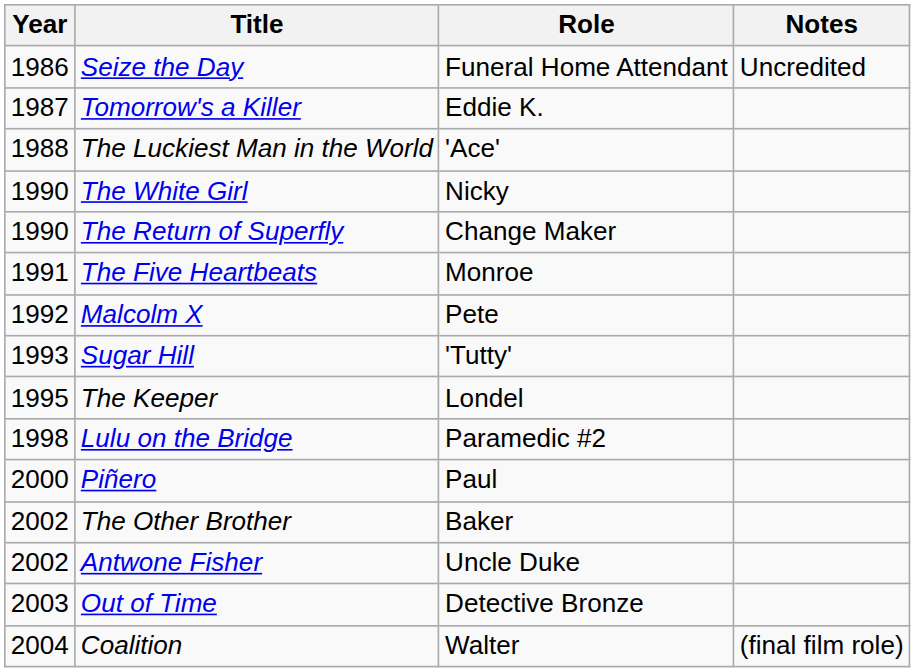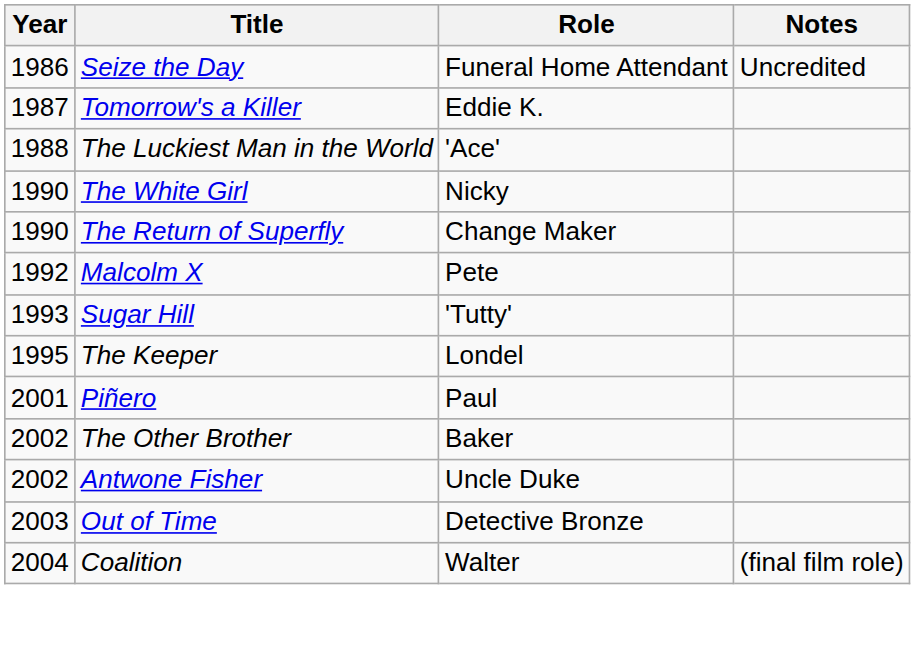- row: (199, 273)
- row: (187, 438)
(40, 480) 2000 -> (40, 397) 2001
